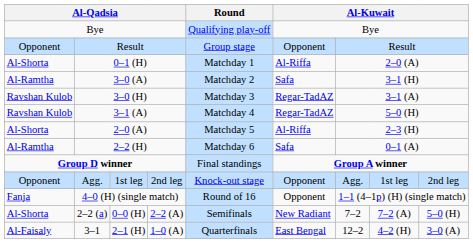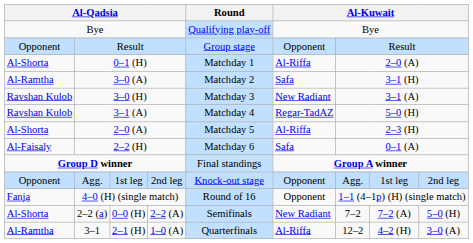(304, 96) Regar-TadAZ -> (303, 96) New Radiant
(30, 146) Al-Ramtha -> (29, 146) Al-Faisaly
(29, 230) Al-Faisaly -> (30, 230) Al-Ramtha
(301, 230) East Bengal -> (293, 230) Al-Riffa
